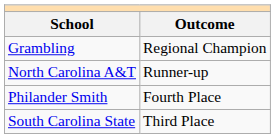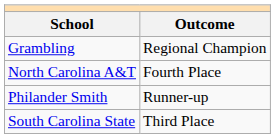(176, 72) Runner-up -> (182, 72) Fourth Place
(182, 97) Fourth Place -> (176, 97) Runner-up
